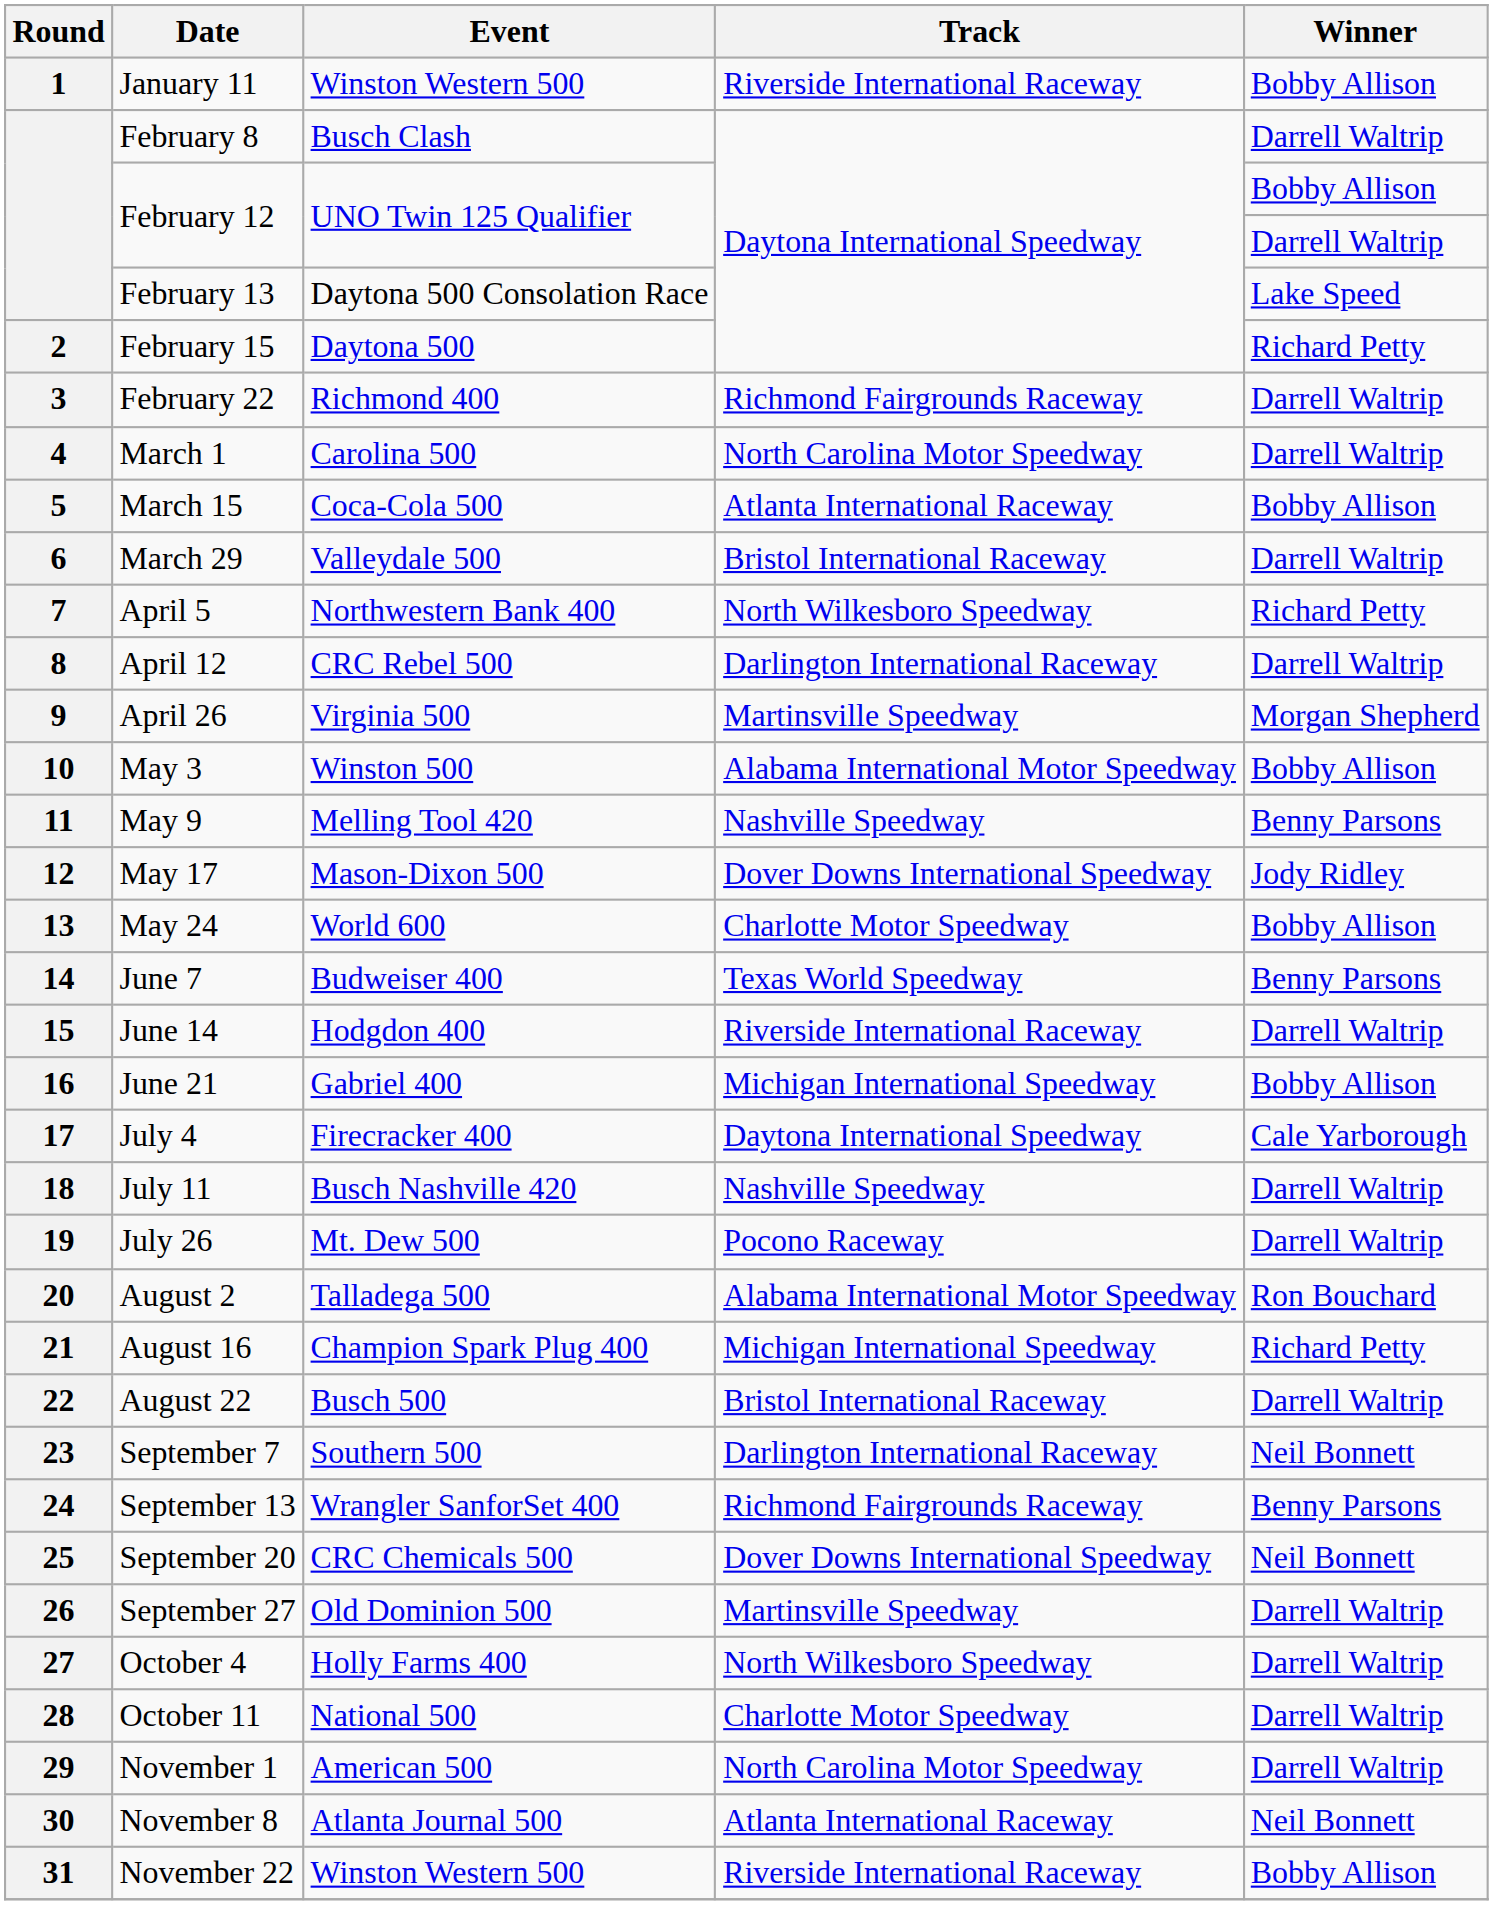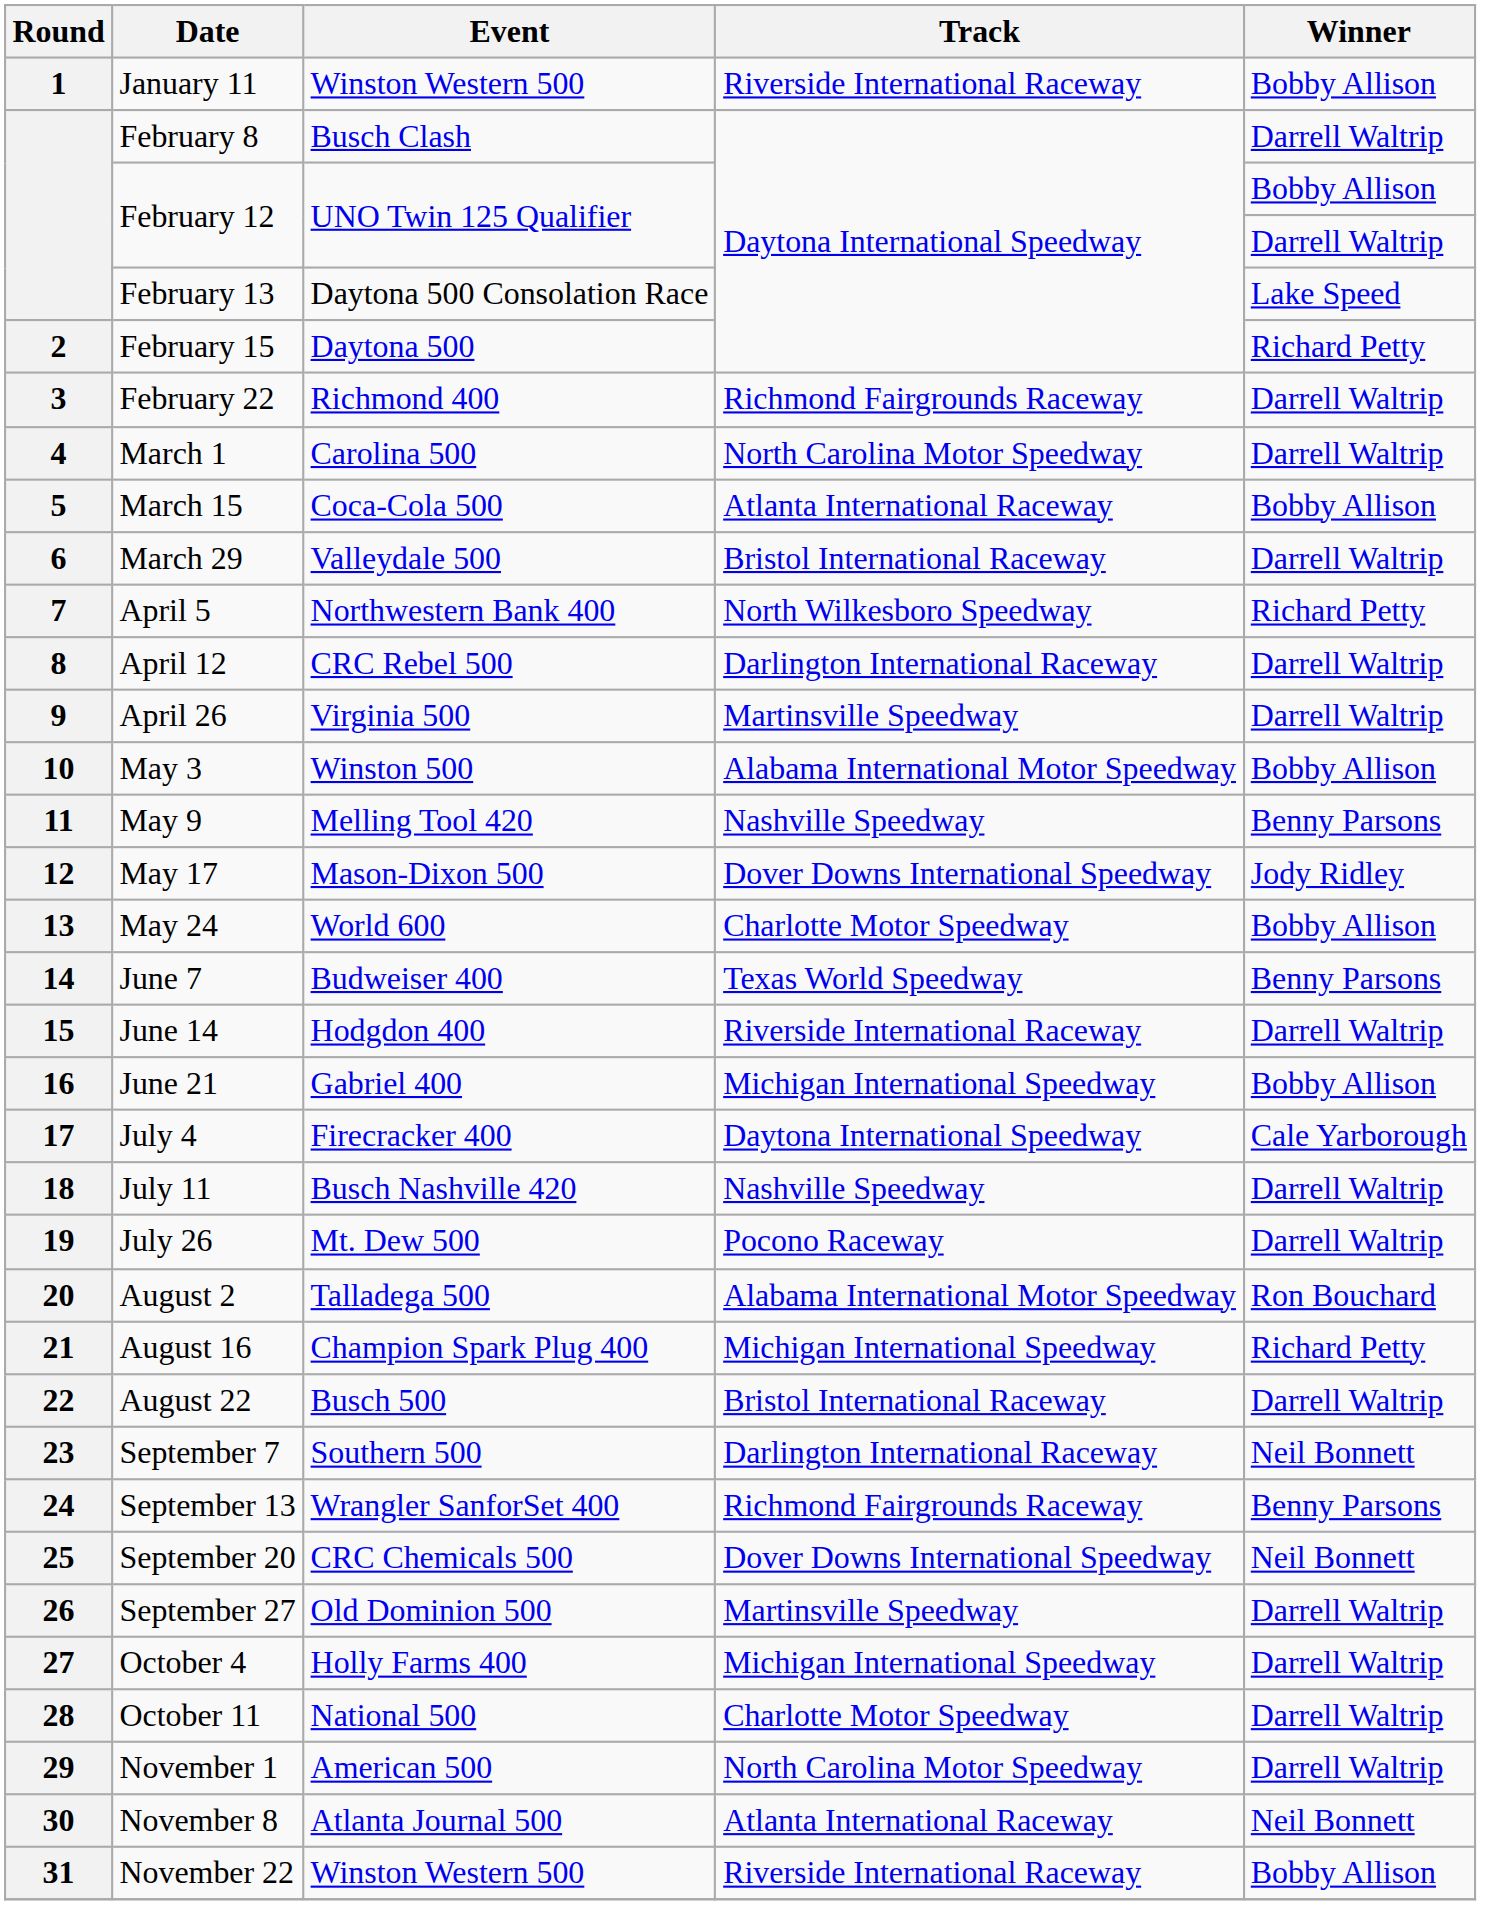(1365, 715) Morgan Shepherd -> (1347, 715) Darrell Waltrip
(907, 1662) North Wilkesboro Speedway -> (939, 1662) Michigan International Speedway
